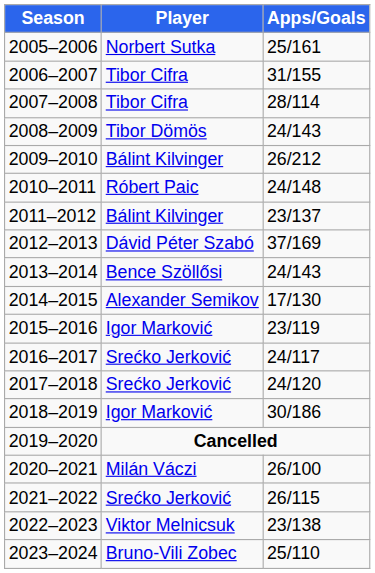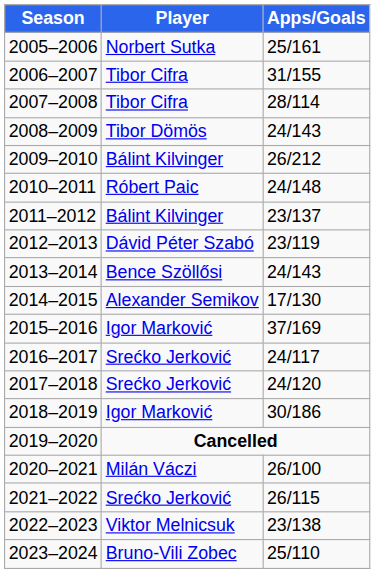(294, 243) 37/169 -> (293, 243) 23/119
(293, 328) 23/119 -> (294, 328) 37/169
